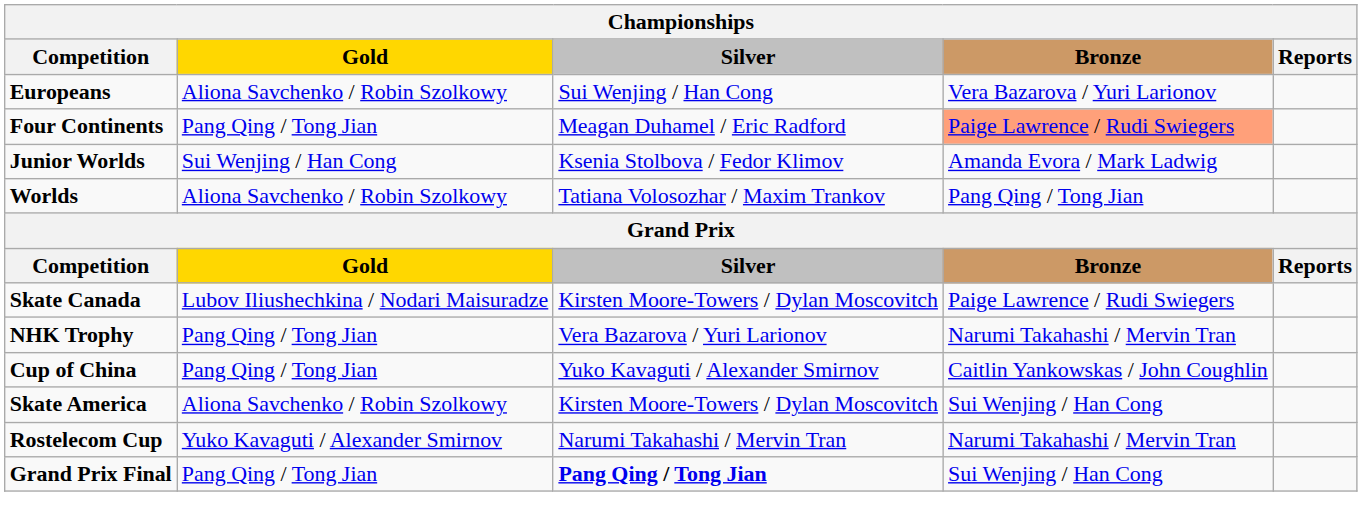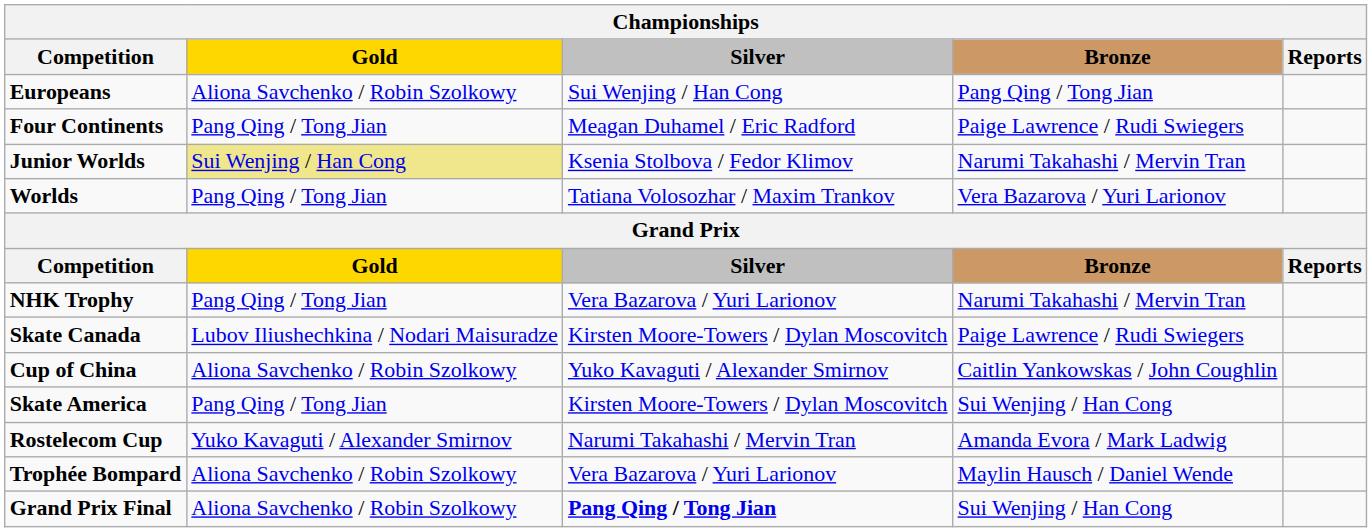(1082, 91) Vera Bazarova / Yuri Larionov -> (1055, 91) Pang Qing / Tong Jian
(1091, 126) lightsalmon background -> (1101, 126) no background
(289, 160) no background -> (299, 160) khaki background
(1083, 160) Amanda Evora / Mark Ladwig -> (1102, 160) Narumi Takahashi / Mervin Tran
(344, 195) Aliona Savchenko / Robin Szolkowy -> (289, 195) Pang Qing / Tong Jian
(1046, 195) Pang Qing / Tong Jian -> (1092, 195) Vera Bazarova / Yuri Larionov
rows swapped: (72, 334) <-> (75, 299)
(279, 369) Pang Qing / Tong Jian -> (354, 369) Aliona Savchenko / Robin Szolkowy
(344, 404) Aliona Savchenko / Robin Szolkowy -> (289, 404) Pang Qing / Tong Jian
(1092, 439) Narumi Takahashi / Mervin Tran -> (1092, 439) Amanda Evora / Mark Ladwig
+ row: (96, 473)
(279, 473) Pang Qing / Tong Jian -> (354, 508) Aliona Savchenko / Robin Szolkowy
